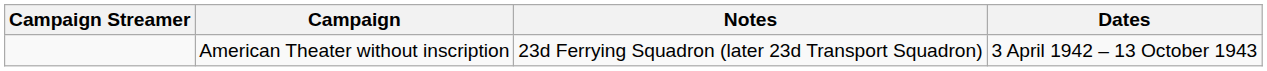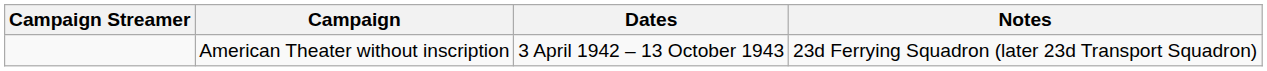columns swapped: (1124, 19) <-> (750, 19)
